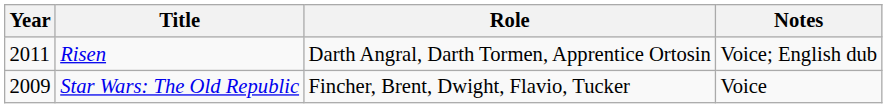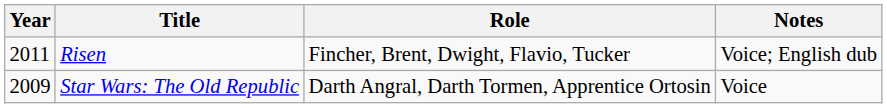(510, 53) Darth Angral, Darth Tormen, Apprentice Ortosin -> (469, 53) Fincher, Brent, Dwight, Flavio, Tucker
(469, 86) Fincher, Brent, Dwight, Flavio, Tucker -> (510, 86) Darth Angral, Darth Tormen, Apprentice Ortosin
